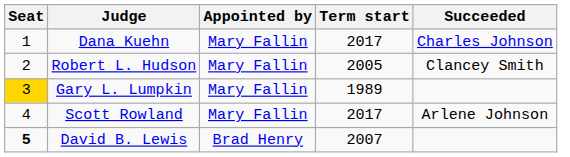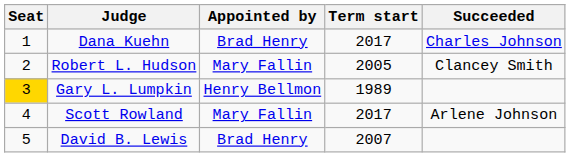(258, 41) Mary Fallin -> (262, 41) Brad Henry
(258, 91) Mary Fallin -> (262, 91) Henry Bellmon
(26, 140) bold -> (26, 140) normal
